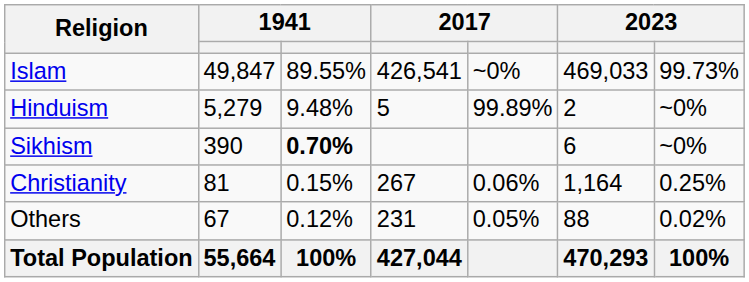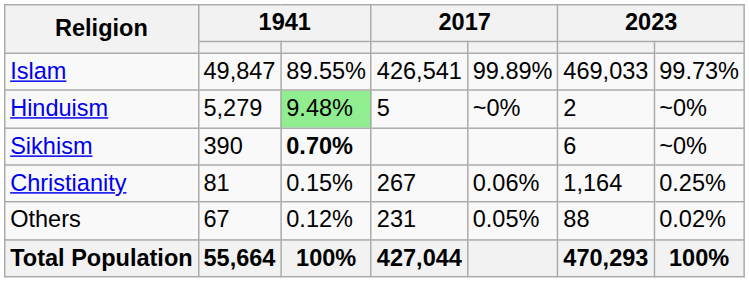(497, 71) ~0% -> (513, 71) 99.89%
(320, 108) no background -> (320, 108) lightgreen background
(513, 108) 99.89% -> (497, 108) ~0%
